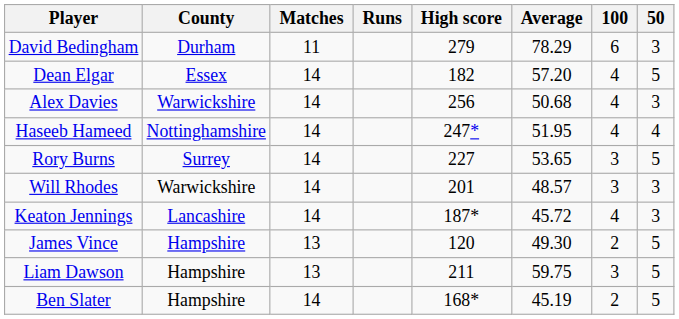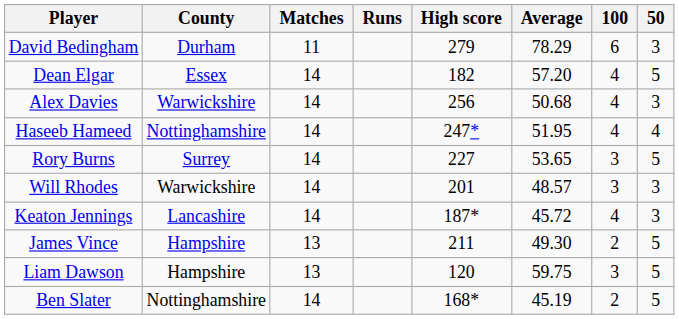(461, 243) 120 -> (461, 243) 211
(461, 272) 211 -> (461, 272) 120
(206, 300) Hampshire -> (206, 300) Nottinghamshire
